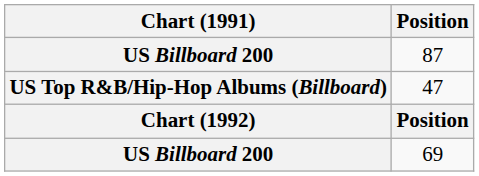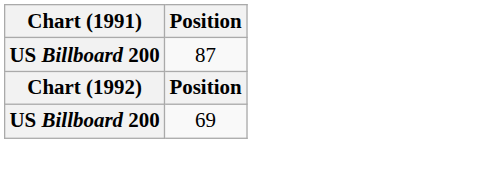- row: (433, 87)
